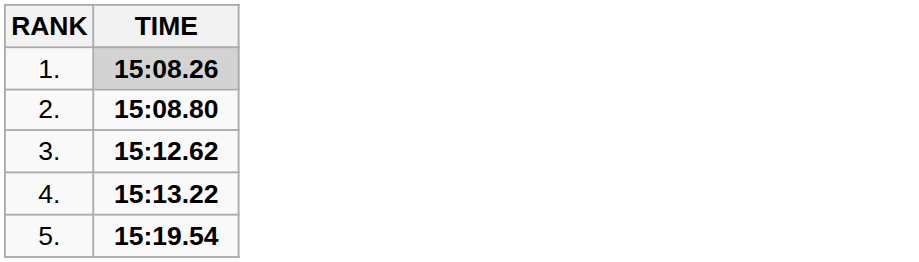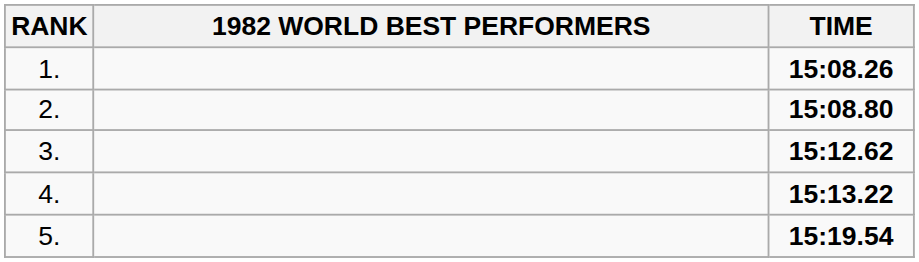+ column: (431, 26)
(166, 68) lightgrey background -> (841, 68) no background
